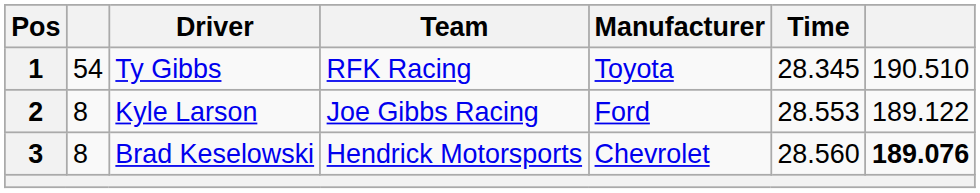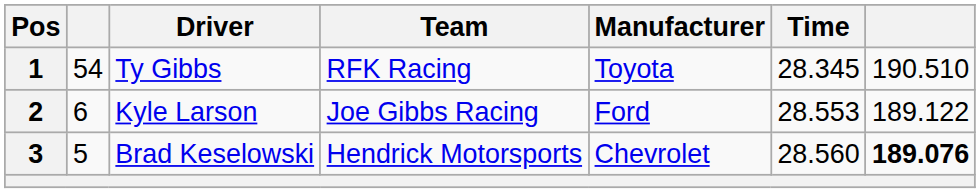(80, 112) 8 -> (80, 112) 6
(80, 154) 8 -> (80, 154) 5
